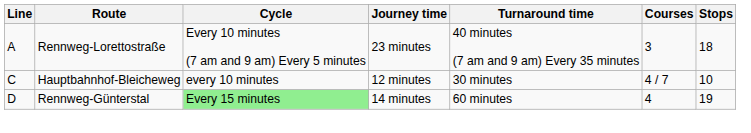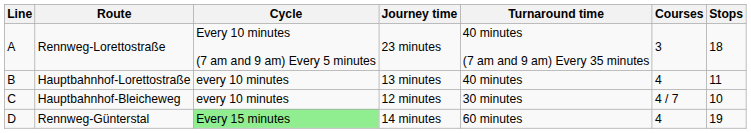+ row: (114, 80)
